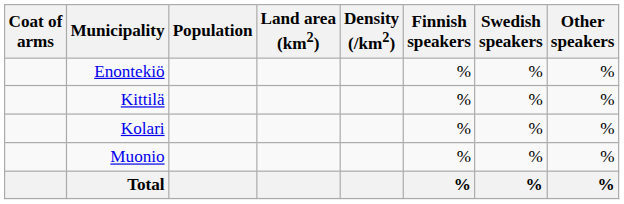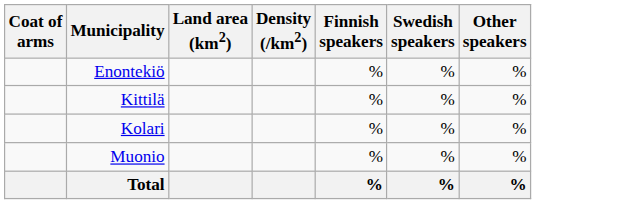- column: (213, 31)
